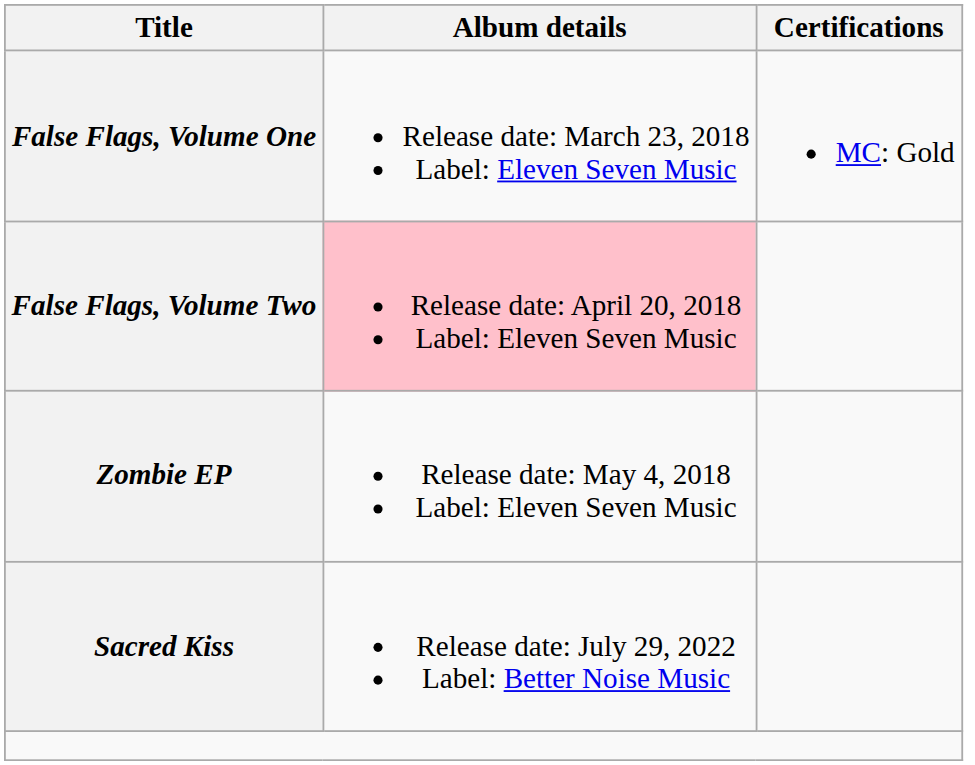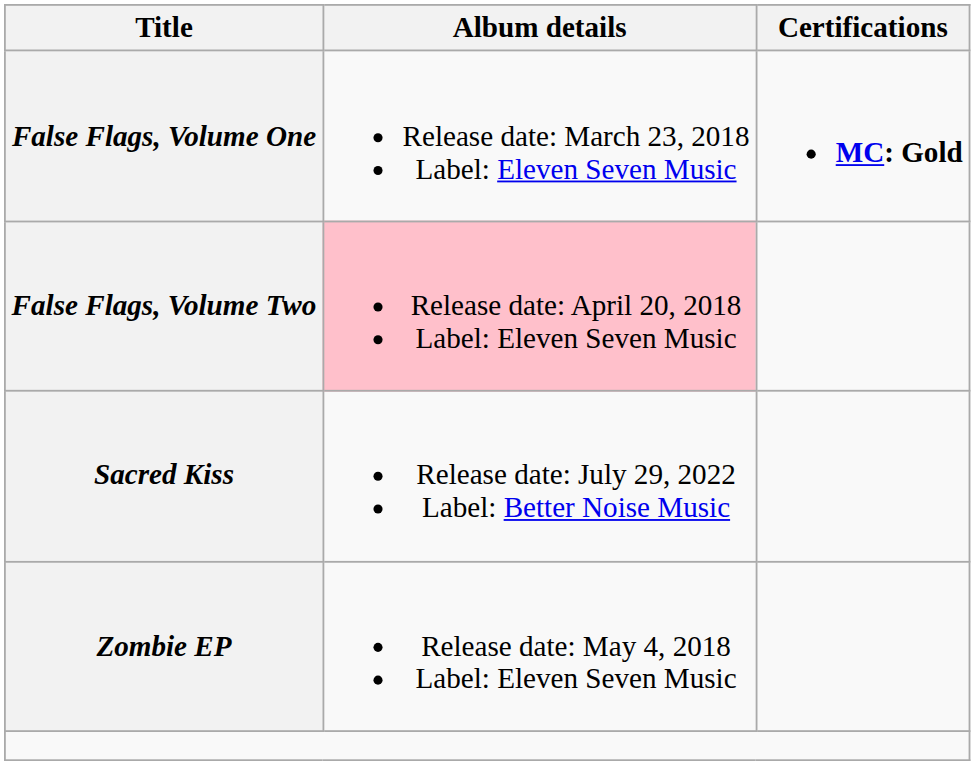(859, 152) normal -> (863, 152) bold
rows swapped: (164, 475) <-> (164, 645)
